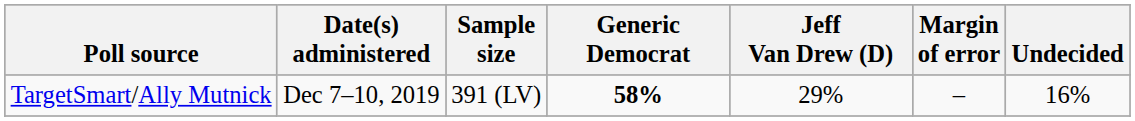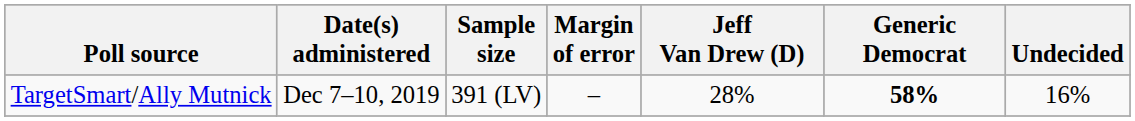columns swapped: (959, 39) <-> (638, 39)
(821, 94) 29% -> (732, 94) 28%
